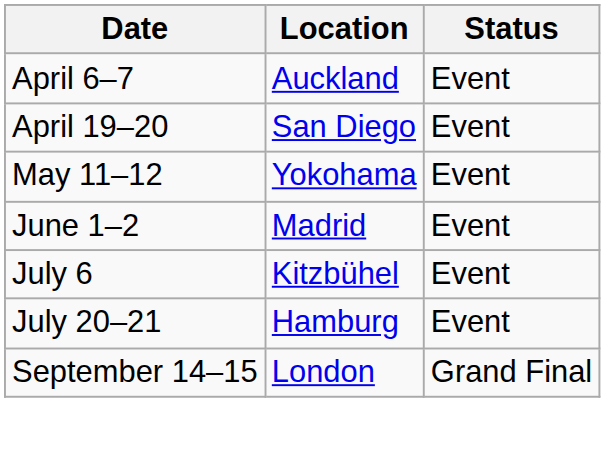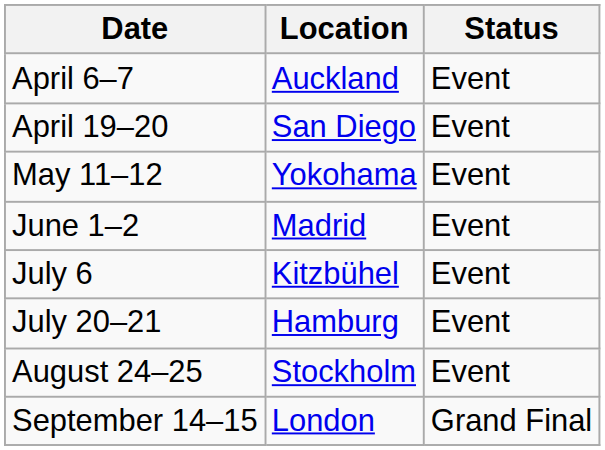+ row: (107, 371)
